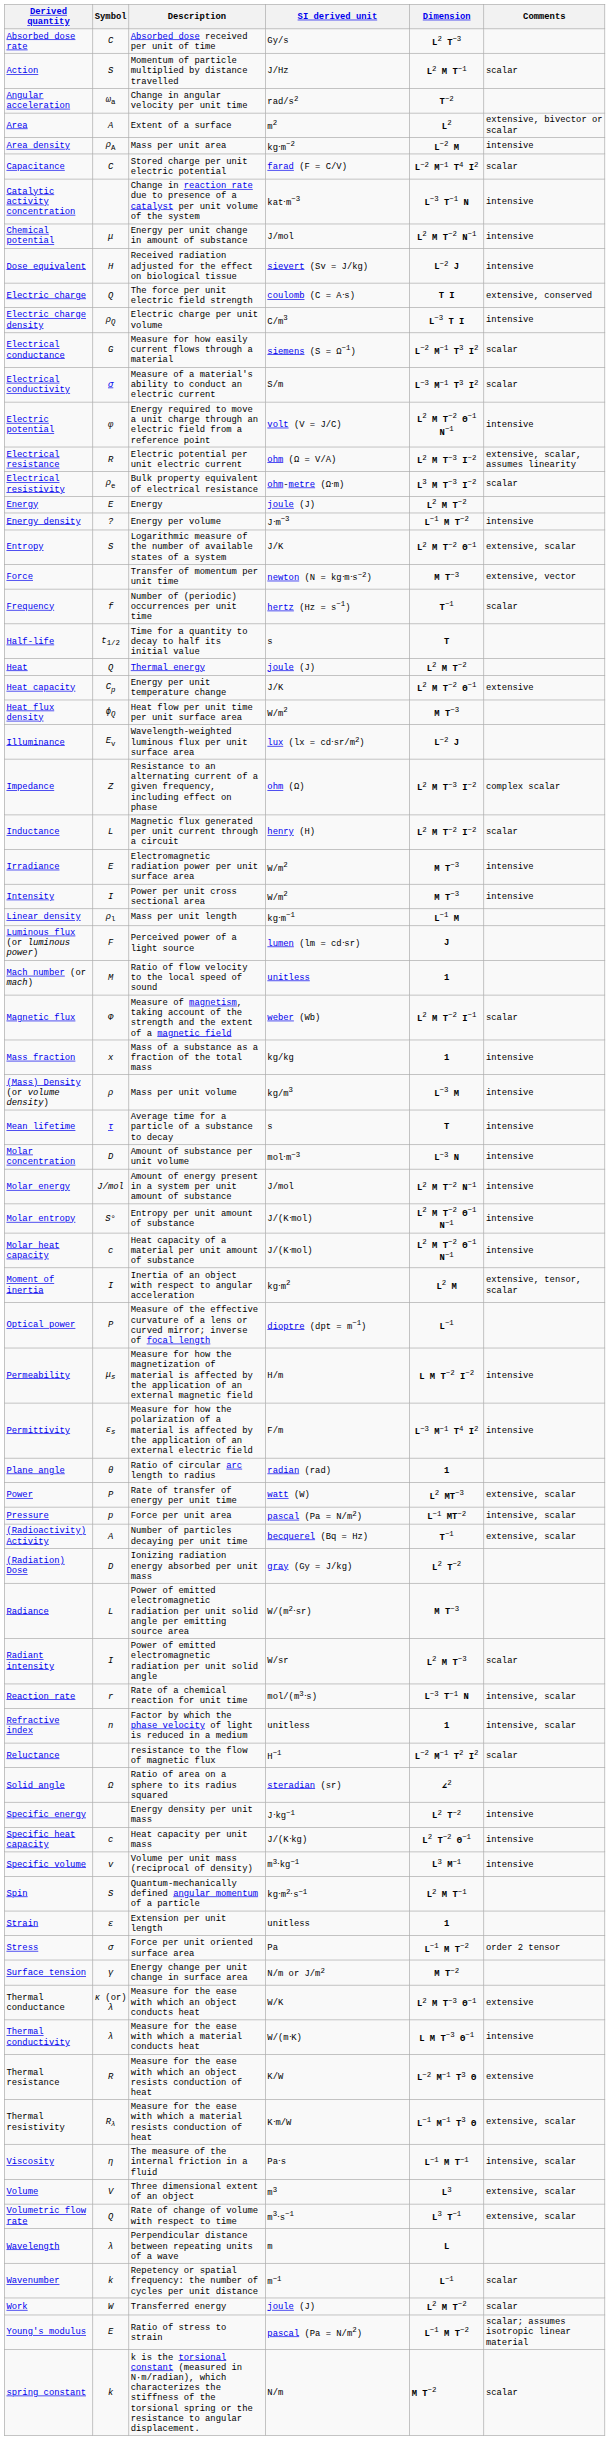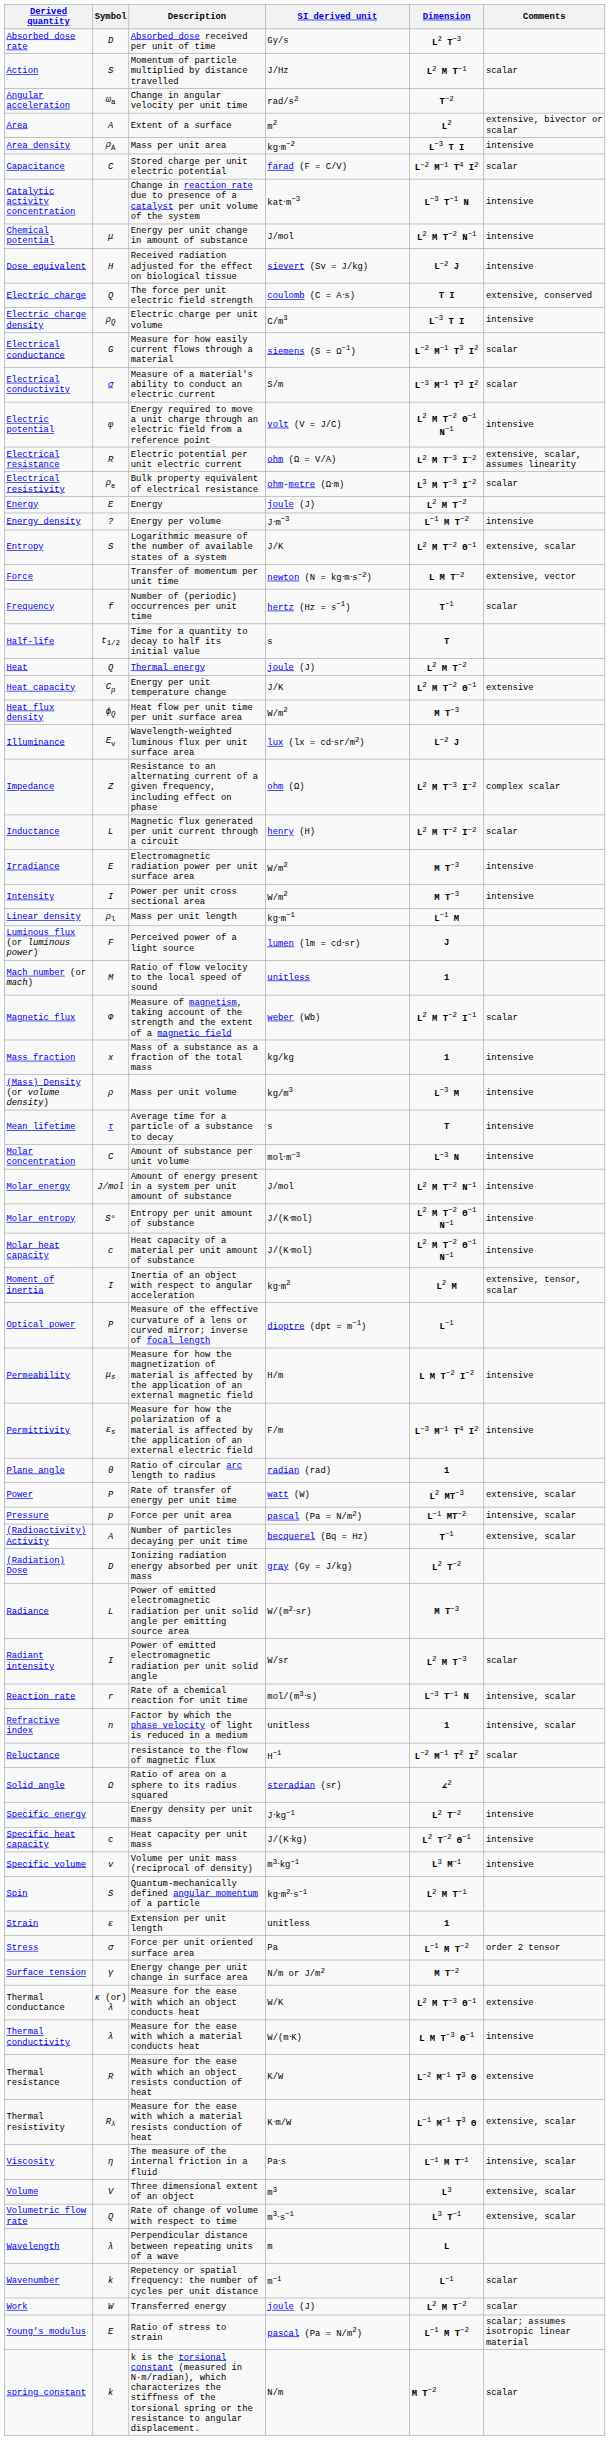(111, 41) C -> (111, 41) D
(447, 146) L−2 M -> (447, 146) L−3 T I
(447, 577) M T−3 -> (447, 577) L M T−2
(111, 1157) D -> (111, 1157) C
